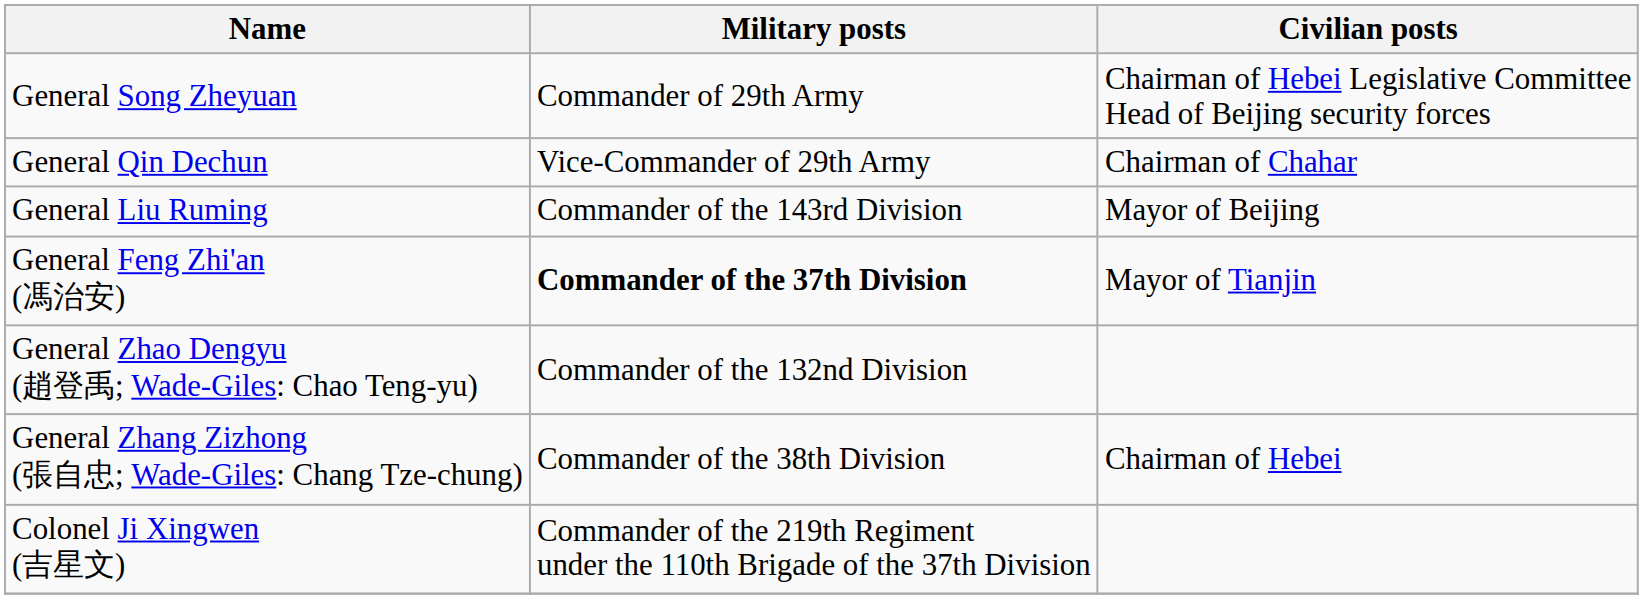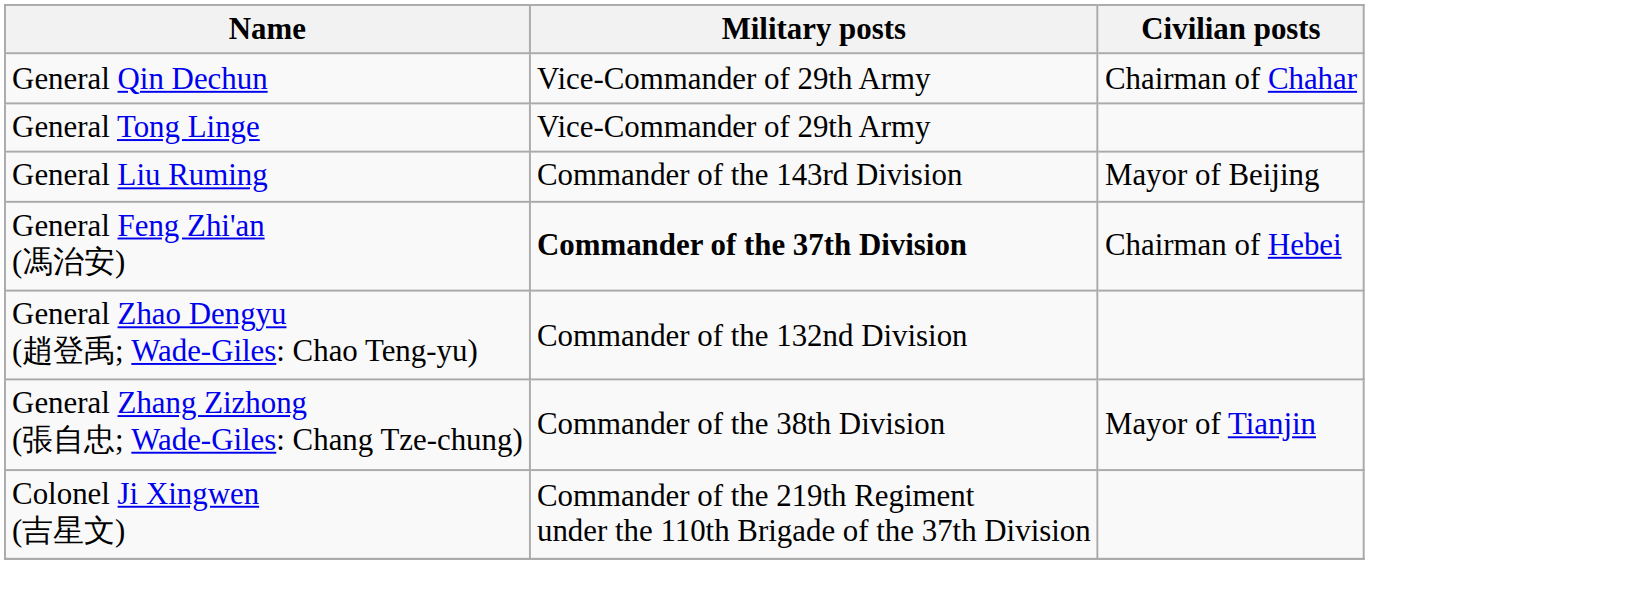- row: (154, 95)
+ row: (136, 126)
(1210, 279) Mayor of Tianjin -> (1223, 245) Chairman of Hebei
(1223, 458) Chairman of Hebei -> (1210, 424) Mayor of Tianjin
